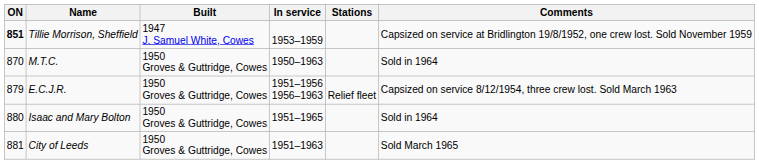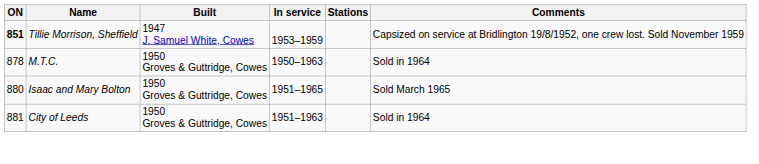(15, 62) 870 -> (15, 62) 878
- row: (48, 90)
(409, 117) Sold in 1964 -> (412, 90) Sold March 1965
(420, 145) Sold March 1965 -> (401, 117) Sold in 1964
